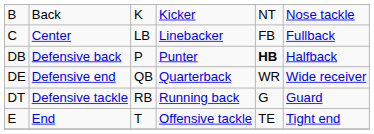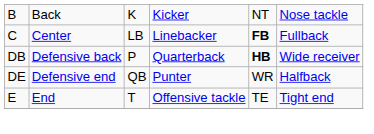(267, 35) normal -> (260, 35) bold
(178, 56) Punter -> (189, 56) Quarterback
(312, 56) Halfback -> (320, 56) Wide receiver
(195, 77) Quarterback -> (172, 77) Punter
(326, 77) Wide receiver -> (305, 77) Halfback
- row: (16, 98)
